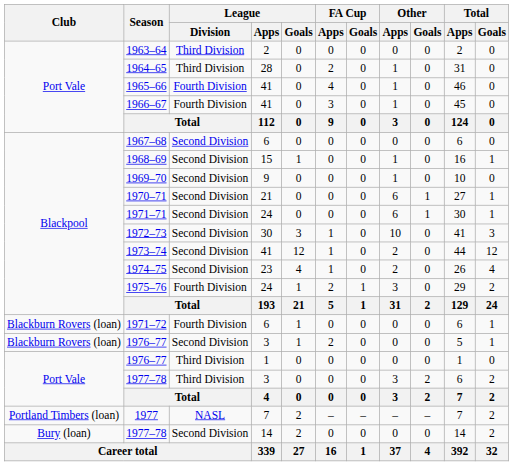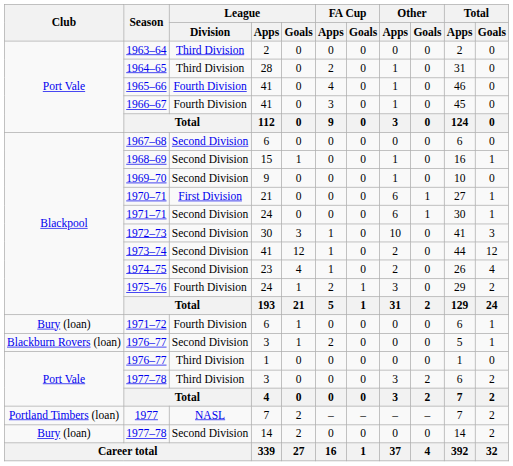(210, 196) Second Division -> (210, 196) First Division
(64, 324) Blackburn Rovers (loan) -> (64, 324) Bury (loan)
